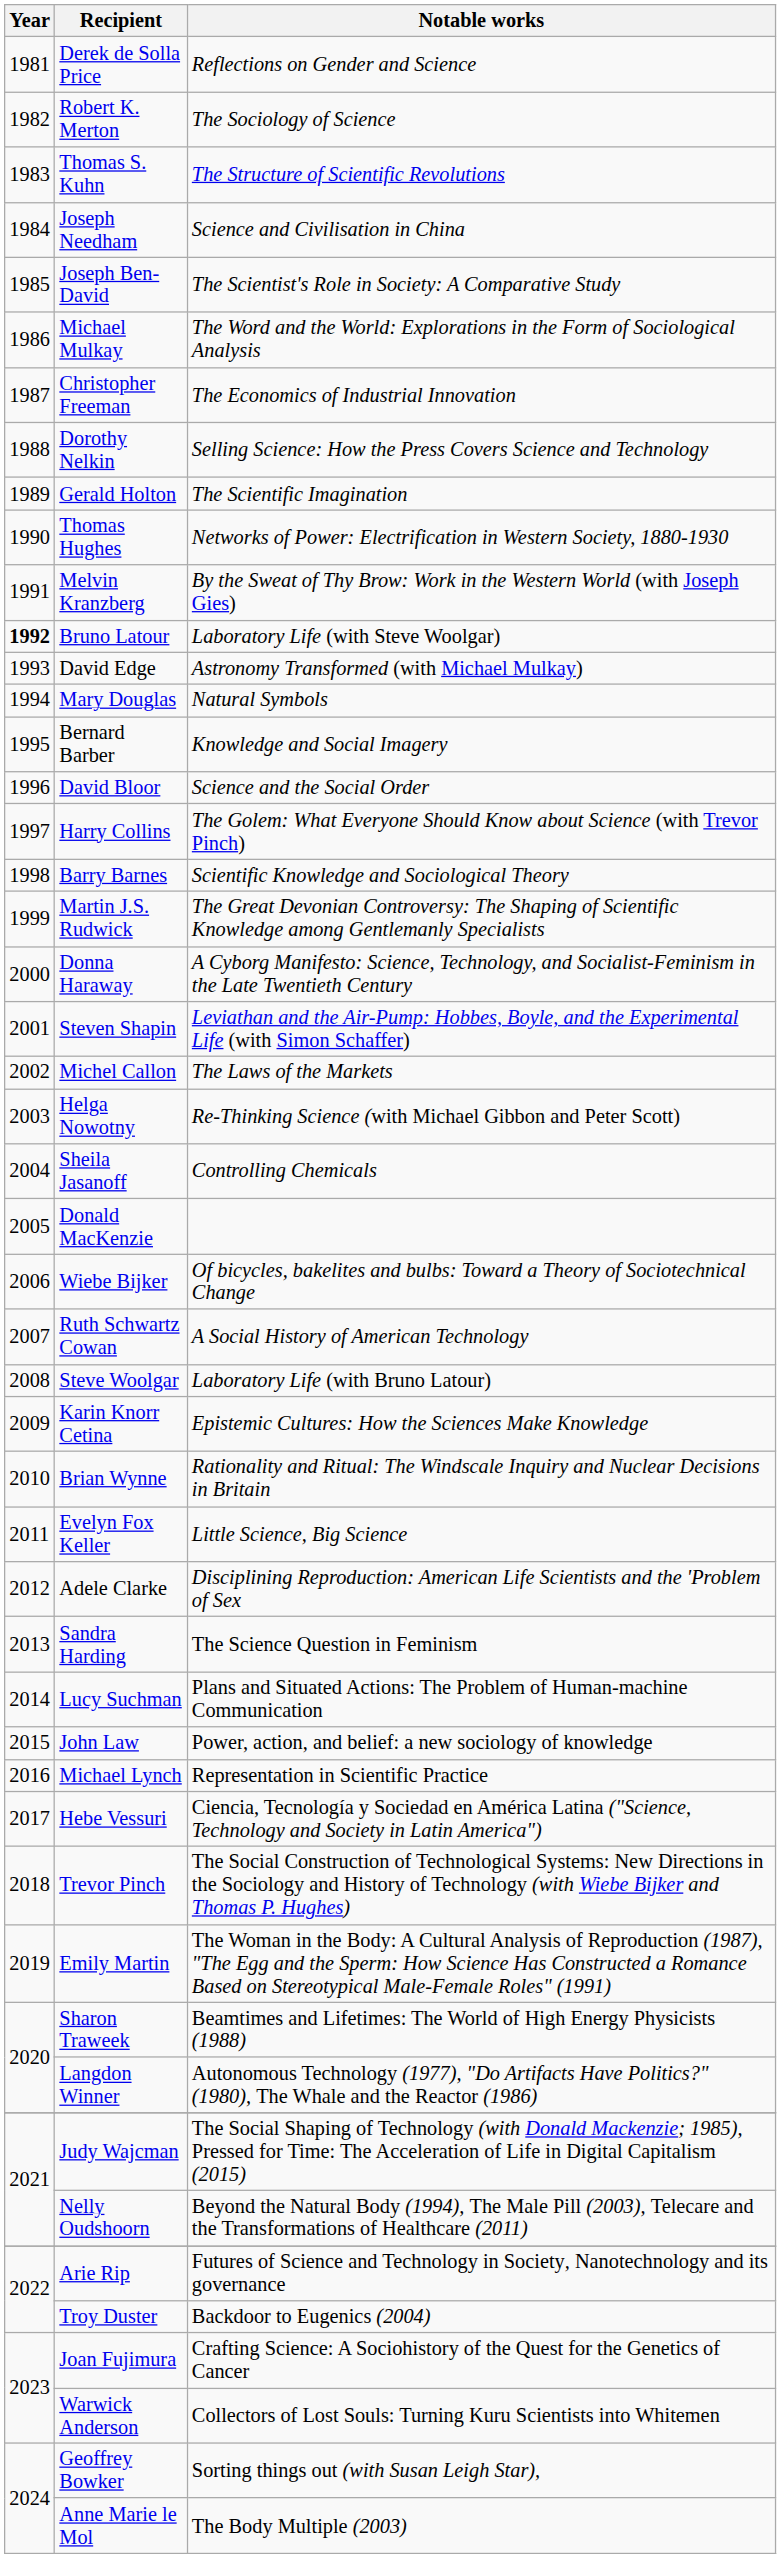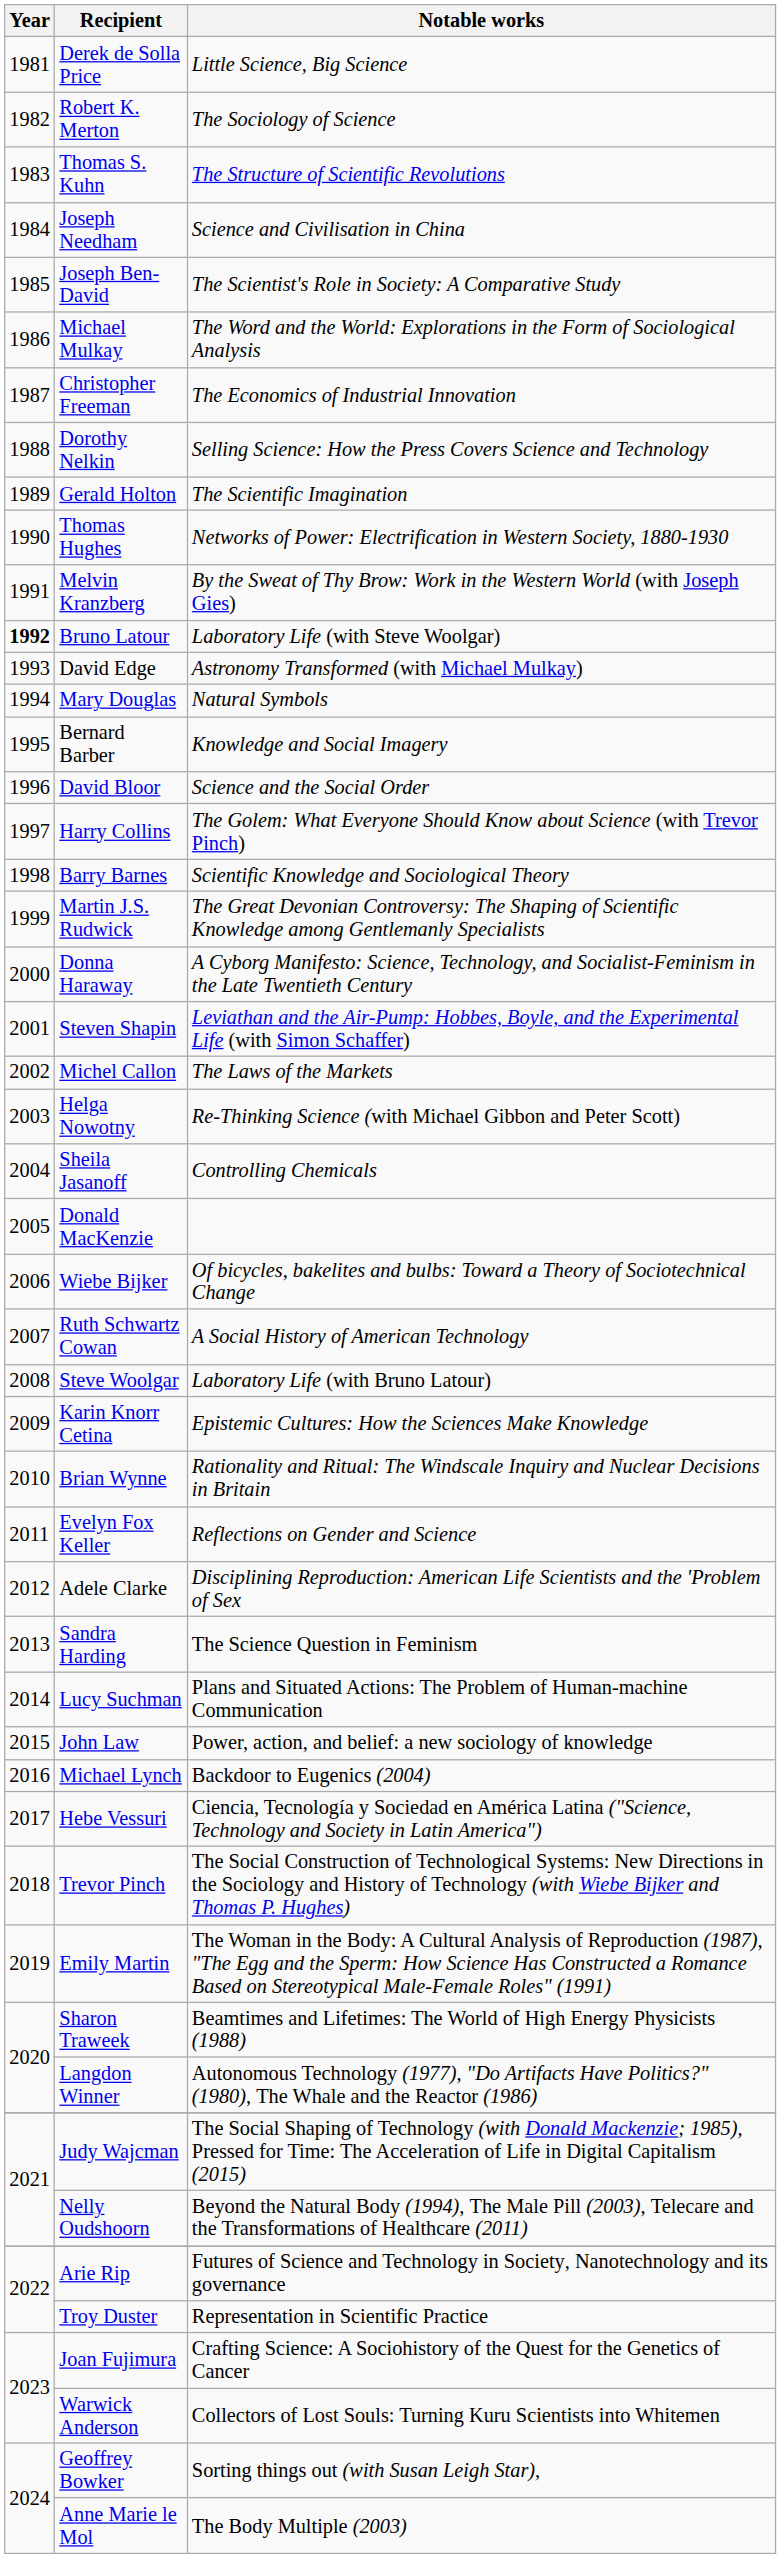(334, 64) Reflections on Gender and Science -> (300, 64) Little Science, Big Science
(300, 1533) Little Science, Big Science -> (334, 1533) Reflections on Gender and Science
(340, 1775) Representation in Scientific Practice -> (311, 1775) Backdoor to Eugenics (2004)
(311, 2316) Backdoor to Eugenics (2004) -> (340, 2316) Representation in Scientific Practice
